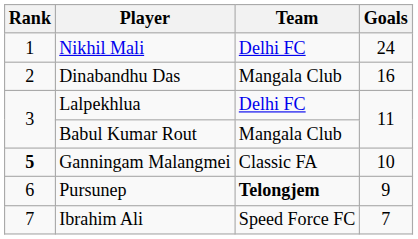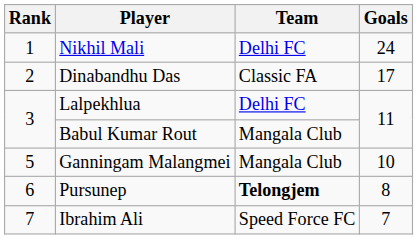(290, 76) Mangala Club -> (278, 76) Classic FA
(386, 76) 16 -> (386, 76) 17
(30, 162) bold -> (30, 162) normal
(278, 162) Classic FA -> (290, 162) Mangala Club
(386, 190) 9 -> (386, 190) 8
